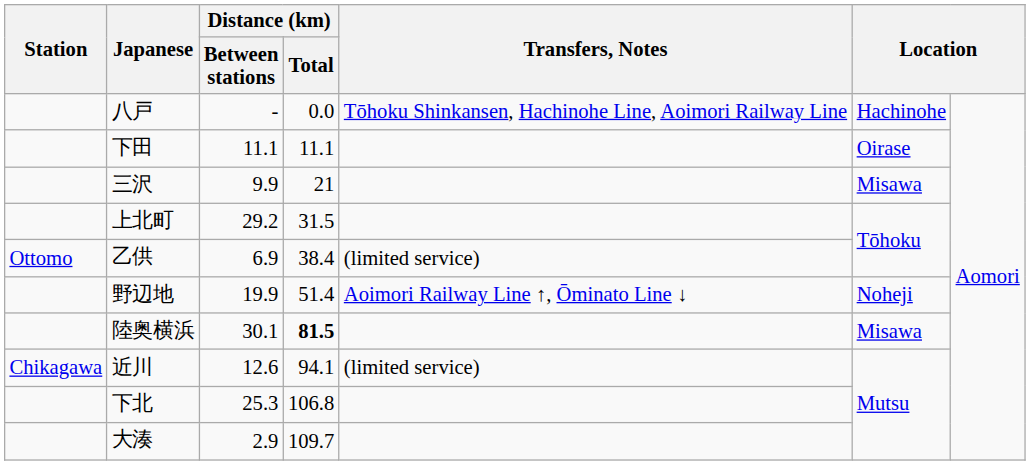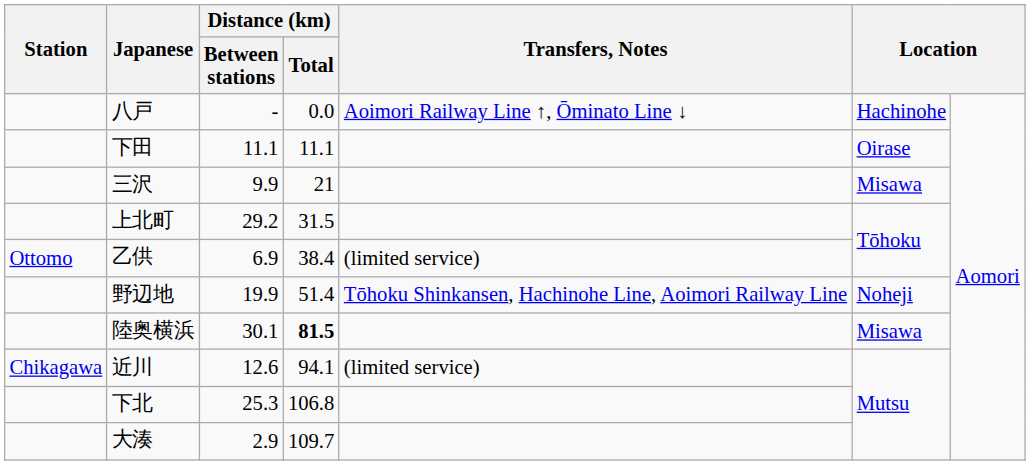(595, 111) Tōhoku Shinkansen, Hachinohe Line, Aoimori Railway Line -> (516, 111) Aoimori Railway Line ↑, Ōminato Line ↓
(516, 294) Aoimori Railway Line ↑, Ōminato Line ↓ -> (595, 294) Tōhoku Shinkansen, Hachinohe Line, Aoimori Railway Line
